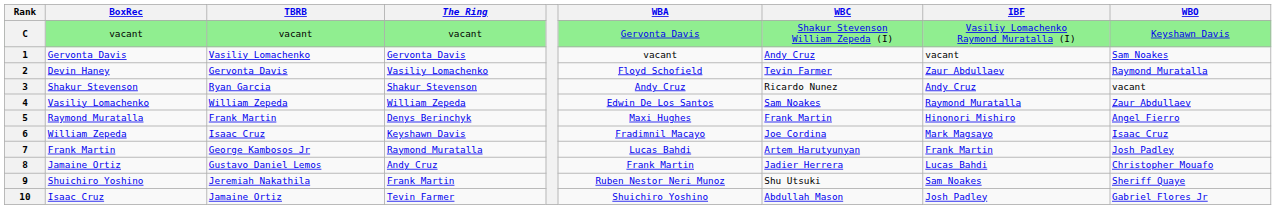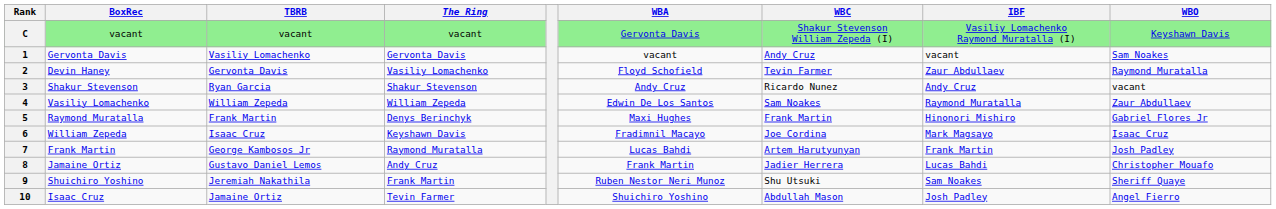(1146, 118) Angel Fierro -> (1160, 118) Gabriel Flores Jr
(1160, 196) Gabriel Flores Jr -> (1146, 196) Angel Fierro
